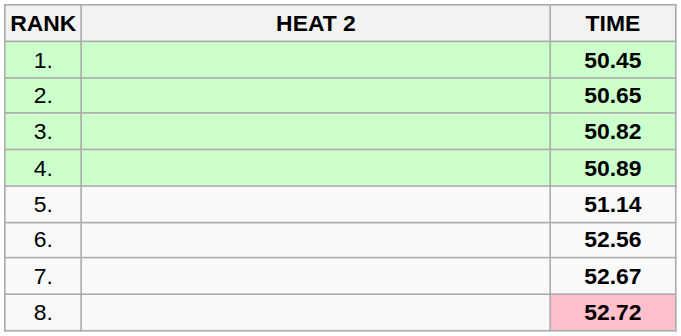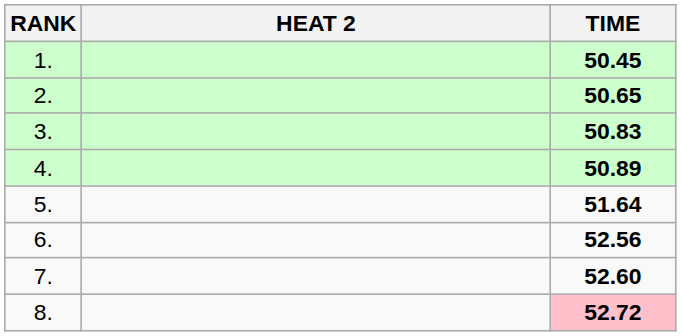(613, 132) 50.82 -> (613, 132) 50.83
(613, 204) 51.14 -> (613, 204) 51.64
(613, 276) 52.67 -> (613, 276) 52.60
